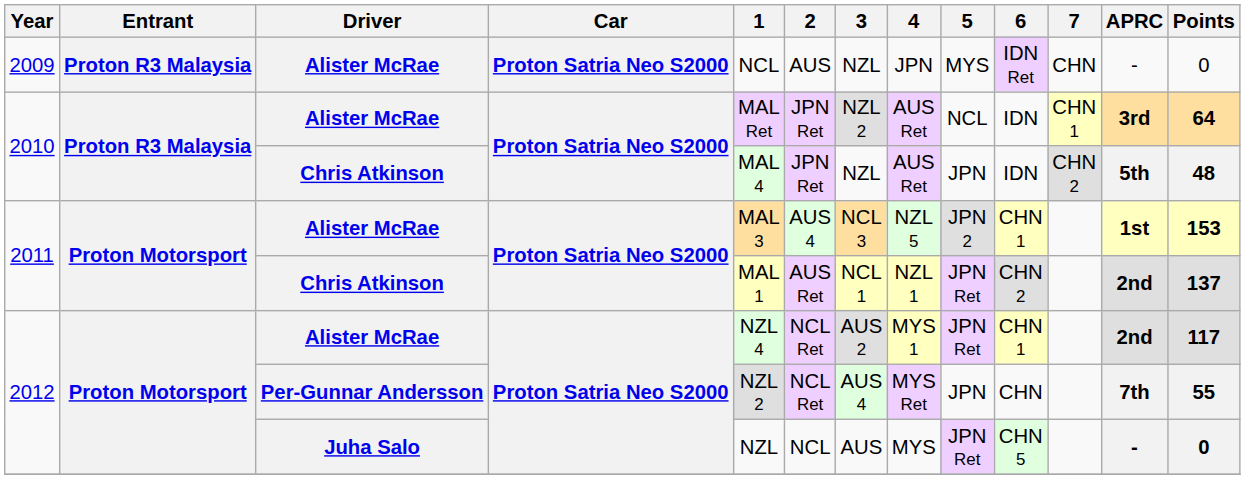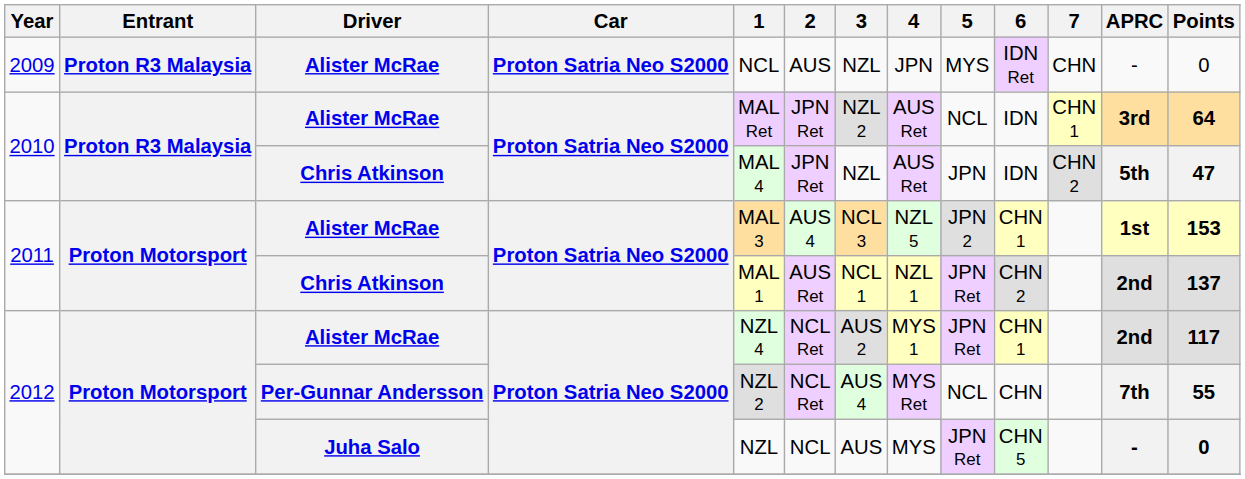(1204, 174) 48 -> (1204, 174) 47
(967, 392) JPN -> (967, 392) NCL
